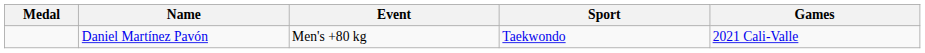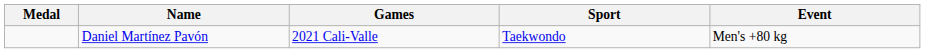columns swapped: (815, 15) <-> (394, 15)
